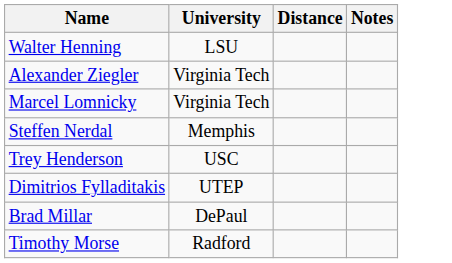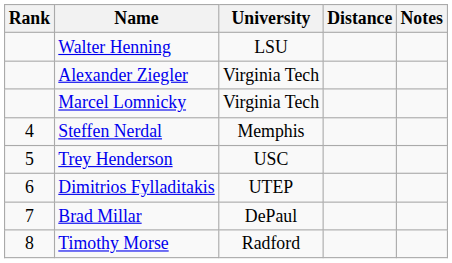+ column: (29, 18)
